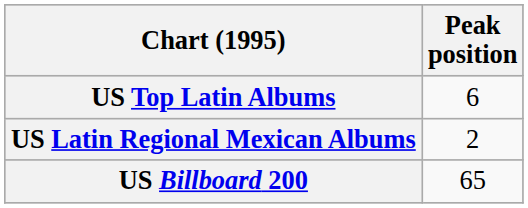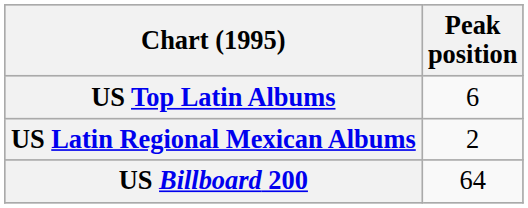(473, 180) 65 -> (473, 180) 64
